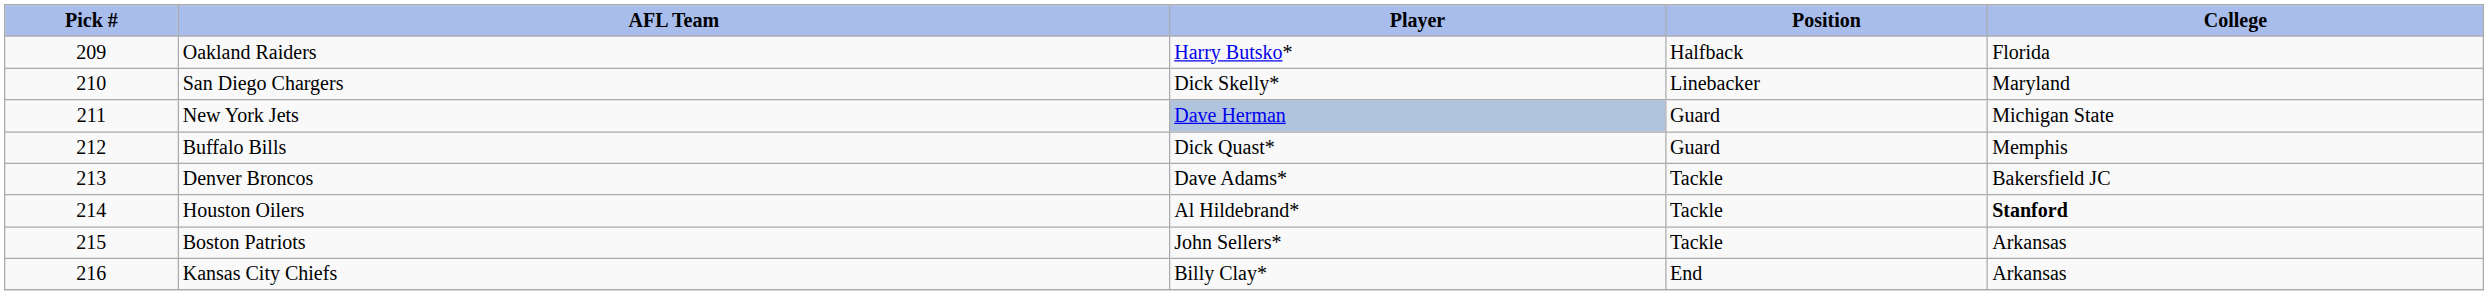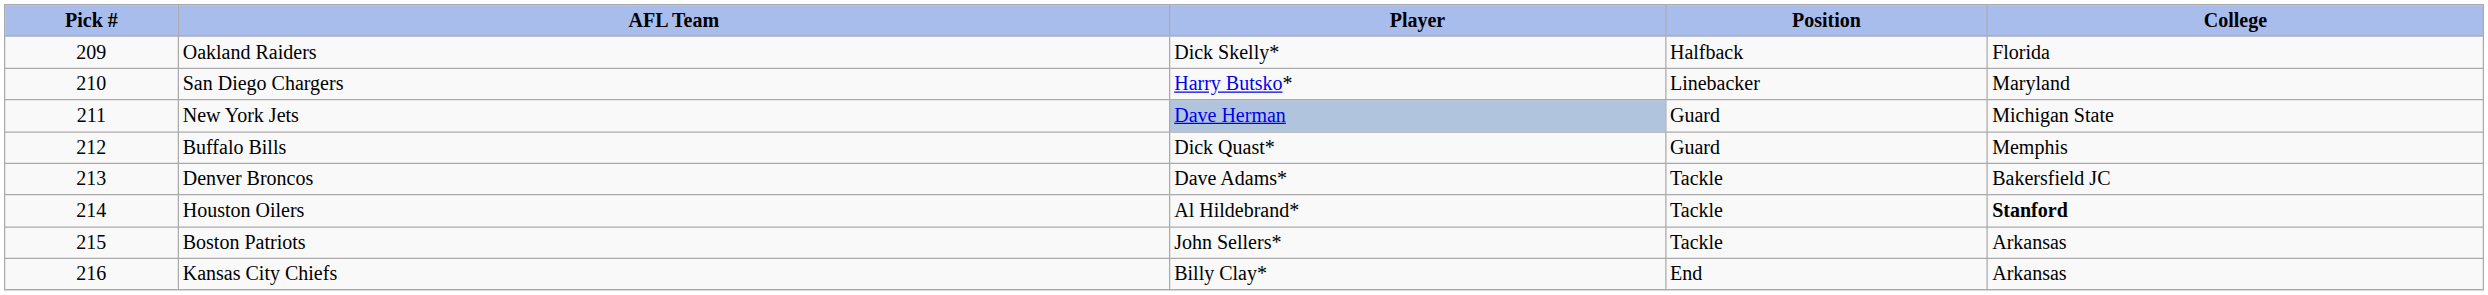(1233, 52) Harry Butsko* -> (1227, 52) Dick Skelly*
(1227, 83) Dick Skelly* -> (1233, 83) Harry Butsko*
